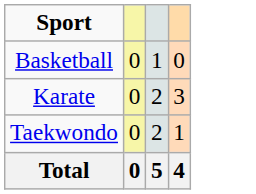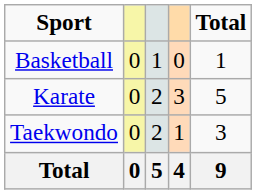+ column: (221, 22)
